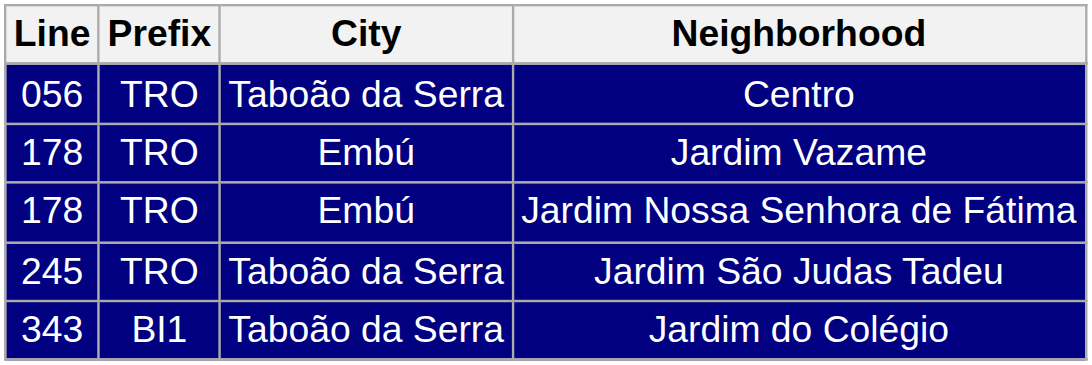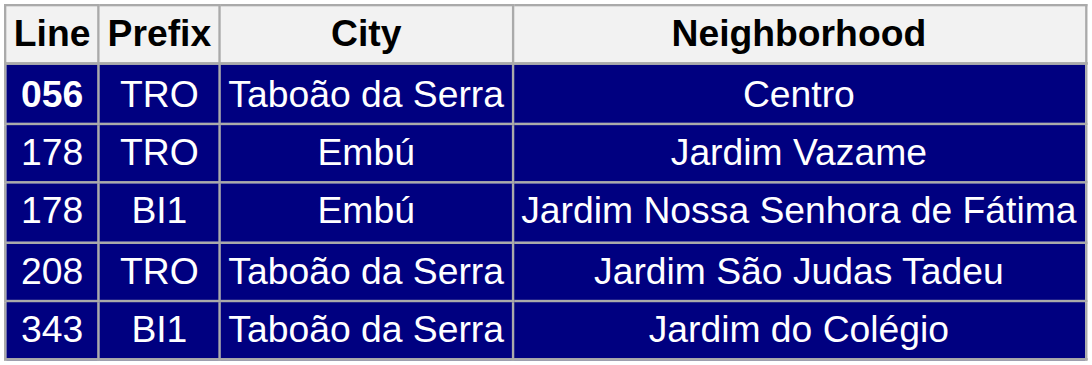(52, 93) normal -> (52, 93) bold
(159, 211) TRO -> (159, 211) BI1
(52, 270) 245 -> (52, 270) 208
